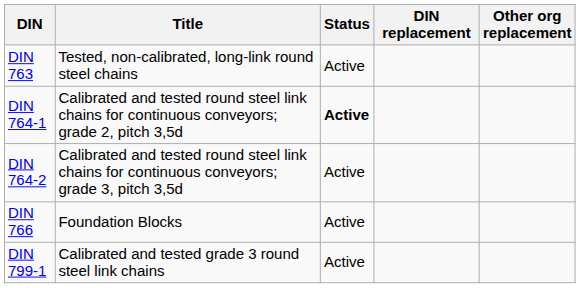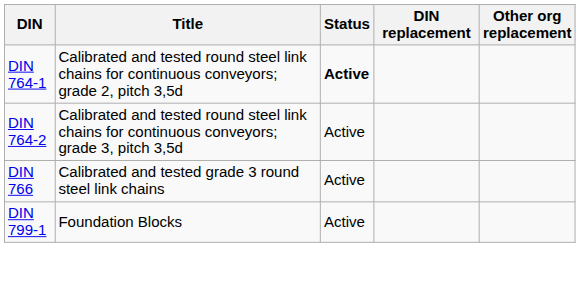- row: (21, 65)
(120, 221) Foundation Blocks -> (179, 181) Calibrated and tested grade 3 round steel link chains
(179, 262) Calibrated and tested grade 3 round steel link chains -> (120, 221) Foundation Blocks
